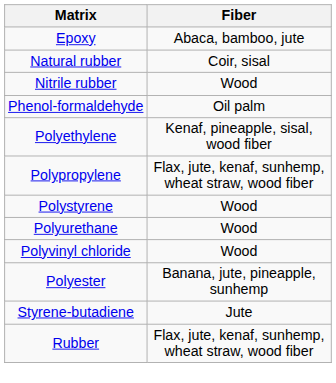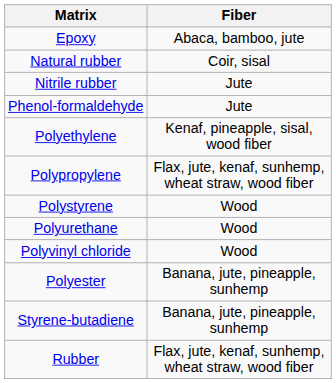(239, 83) Wood -> (239, 83) Jute
(239, 106) Oil palm -> (239, 106) Jute
(239, 312) Jute -> (239, 320) Banana, jute, pineapple, sunhemp
